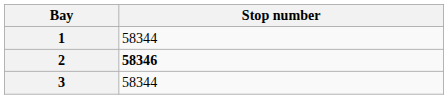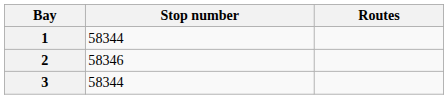+ column: (379, 15)
(140, 60) bold -> (106, 60) normal
